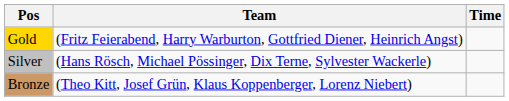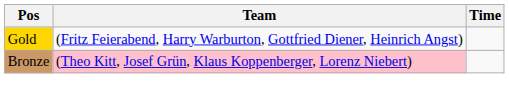- row: (25, 61)
(234, 84) no background -> (234, 61) pink background
